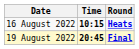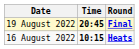rows swapped: (41, 24) <-> (41, 38)
